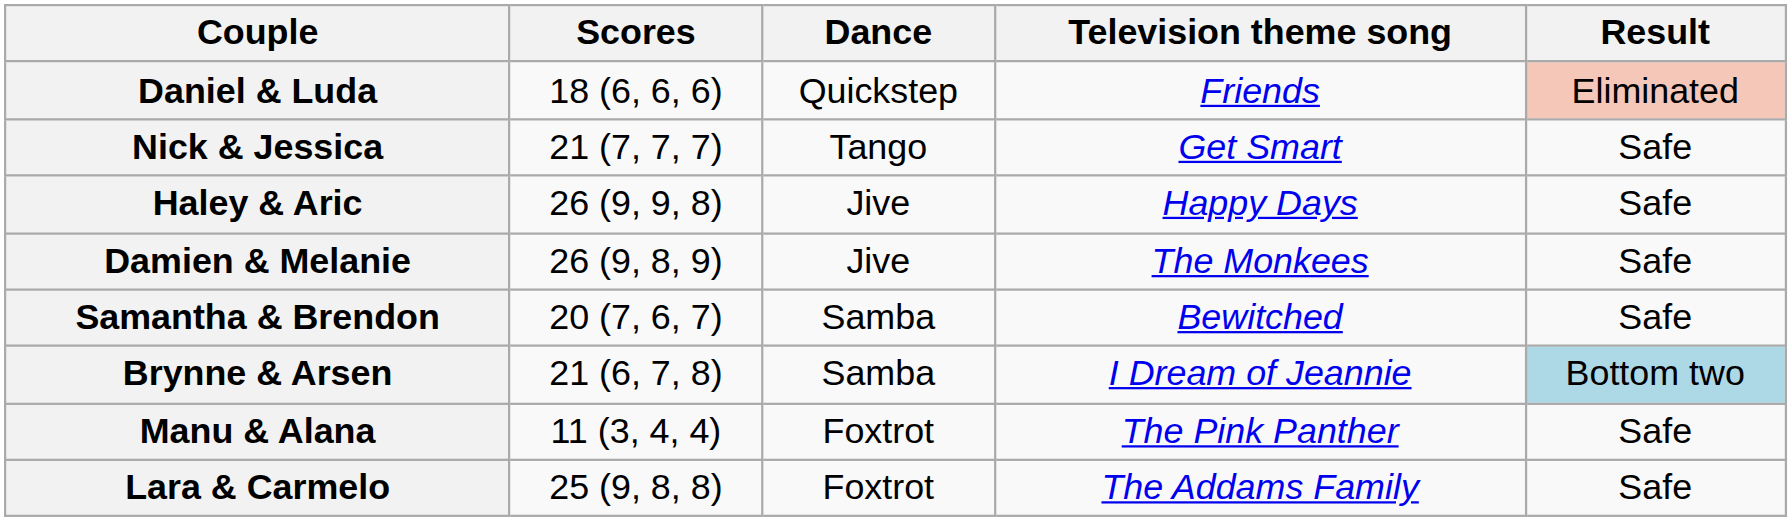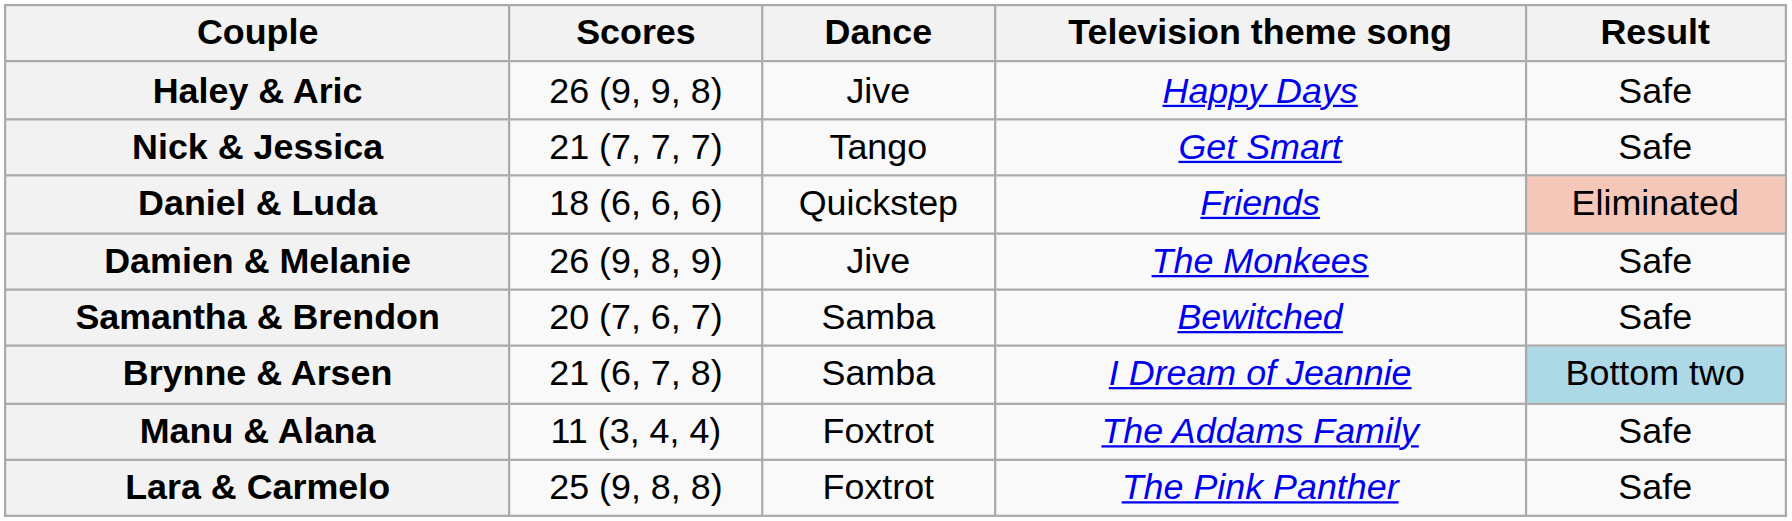rows swapped: (258, 203) <-> (258, 89)
(1260, 430) The Pink Panther -> (1260, 430) The Addams Family
(1260, 487) The Addams Family -> (1260, 487) The Pink Panther
